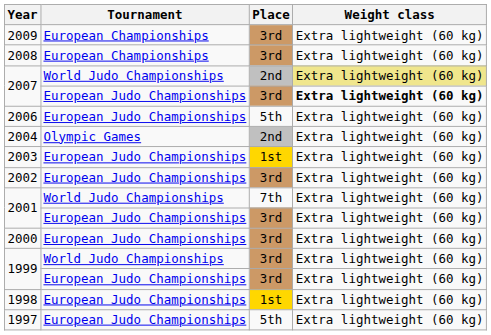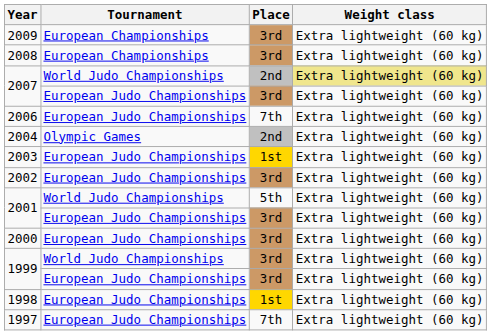(390, 96) bold -> (390, 96) normal
(271, 116) 5th -> (271, 116) 7th
(271, 198) 7th -> (271, 198) 5th
(271, 320) 5th -> (271, 320) 7th
